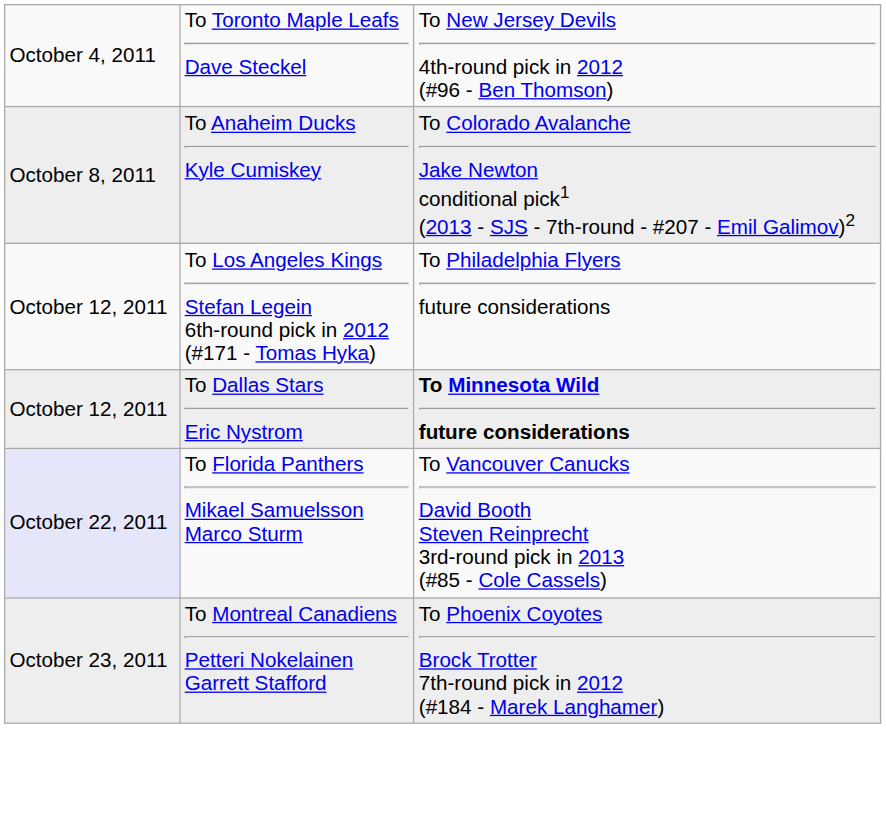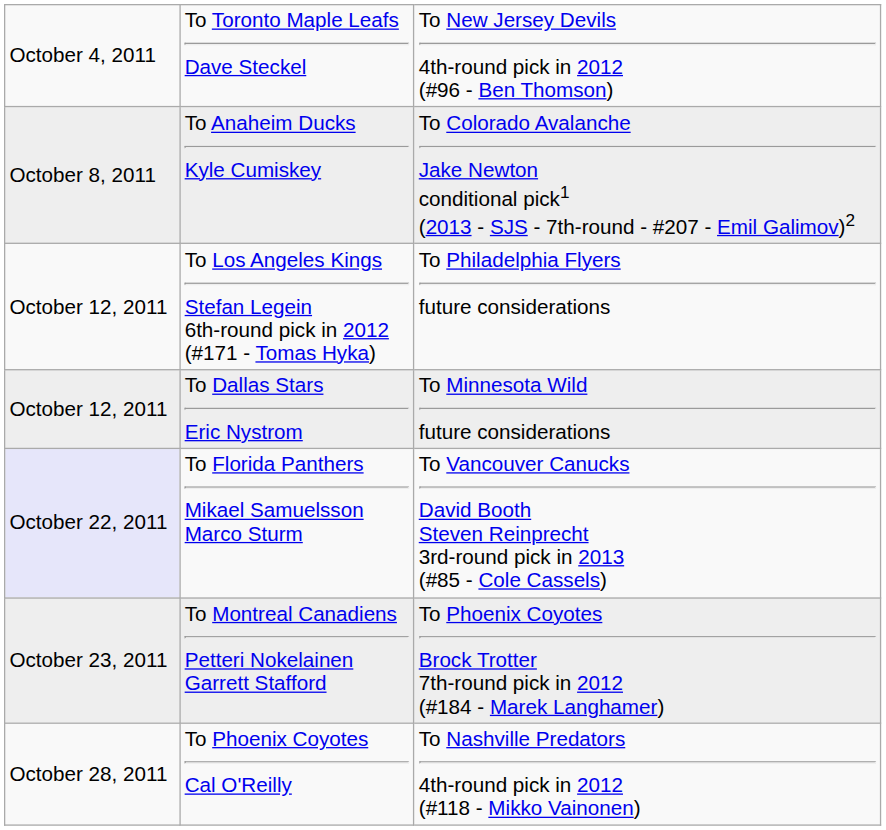(647, 408) bold -> (647, 408) normal
+ row: (297, 762)
